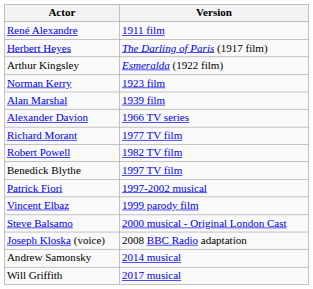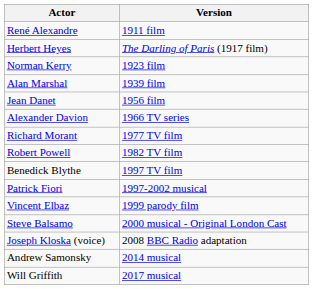- row: (43, 65)
+ row: (31, 100)
